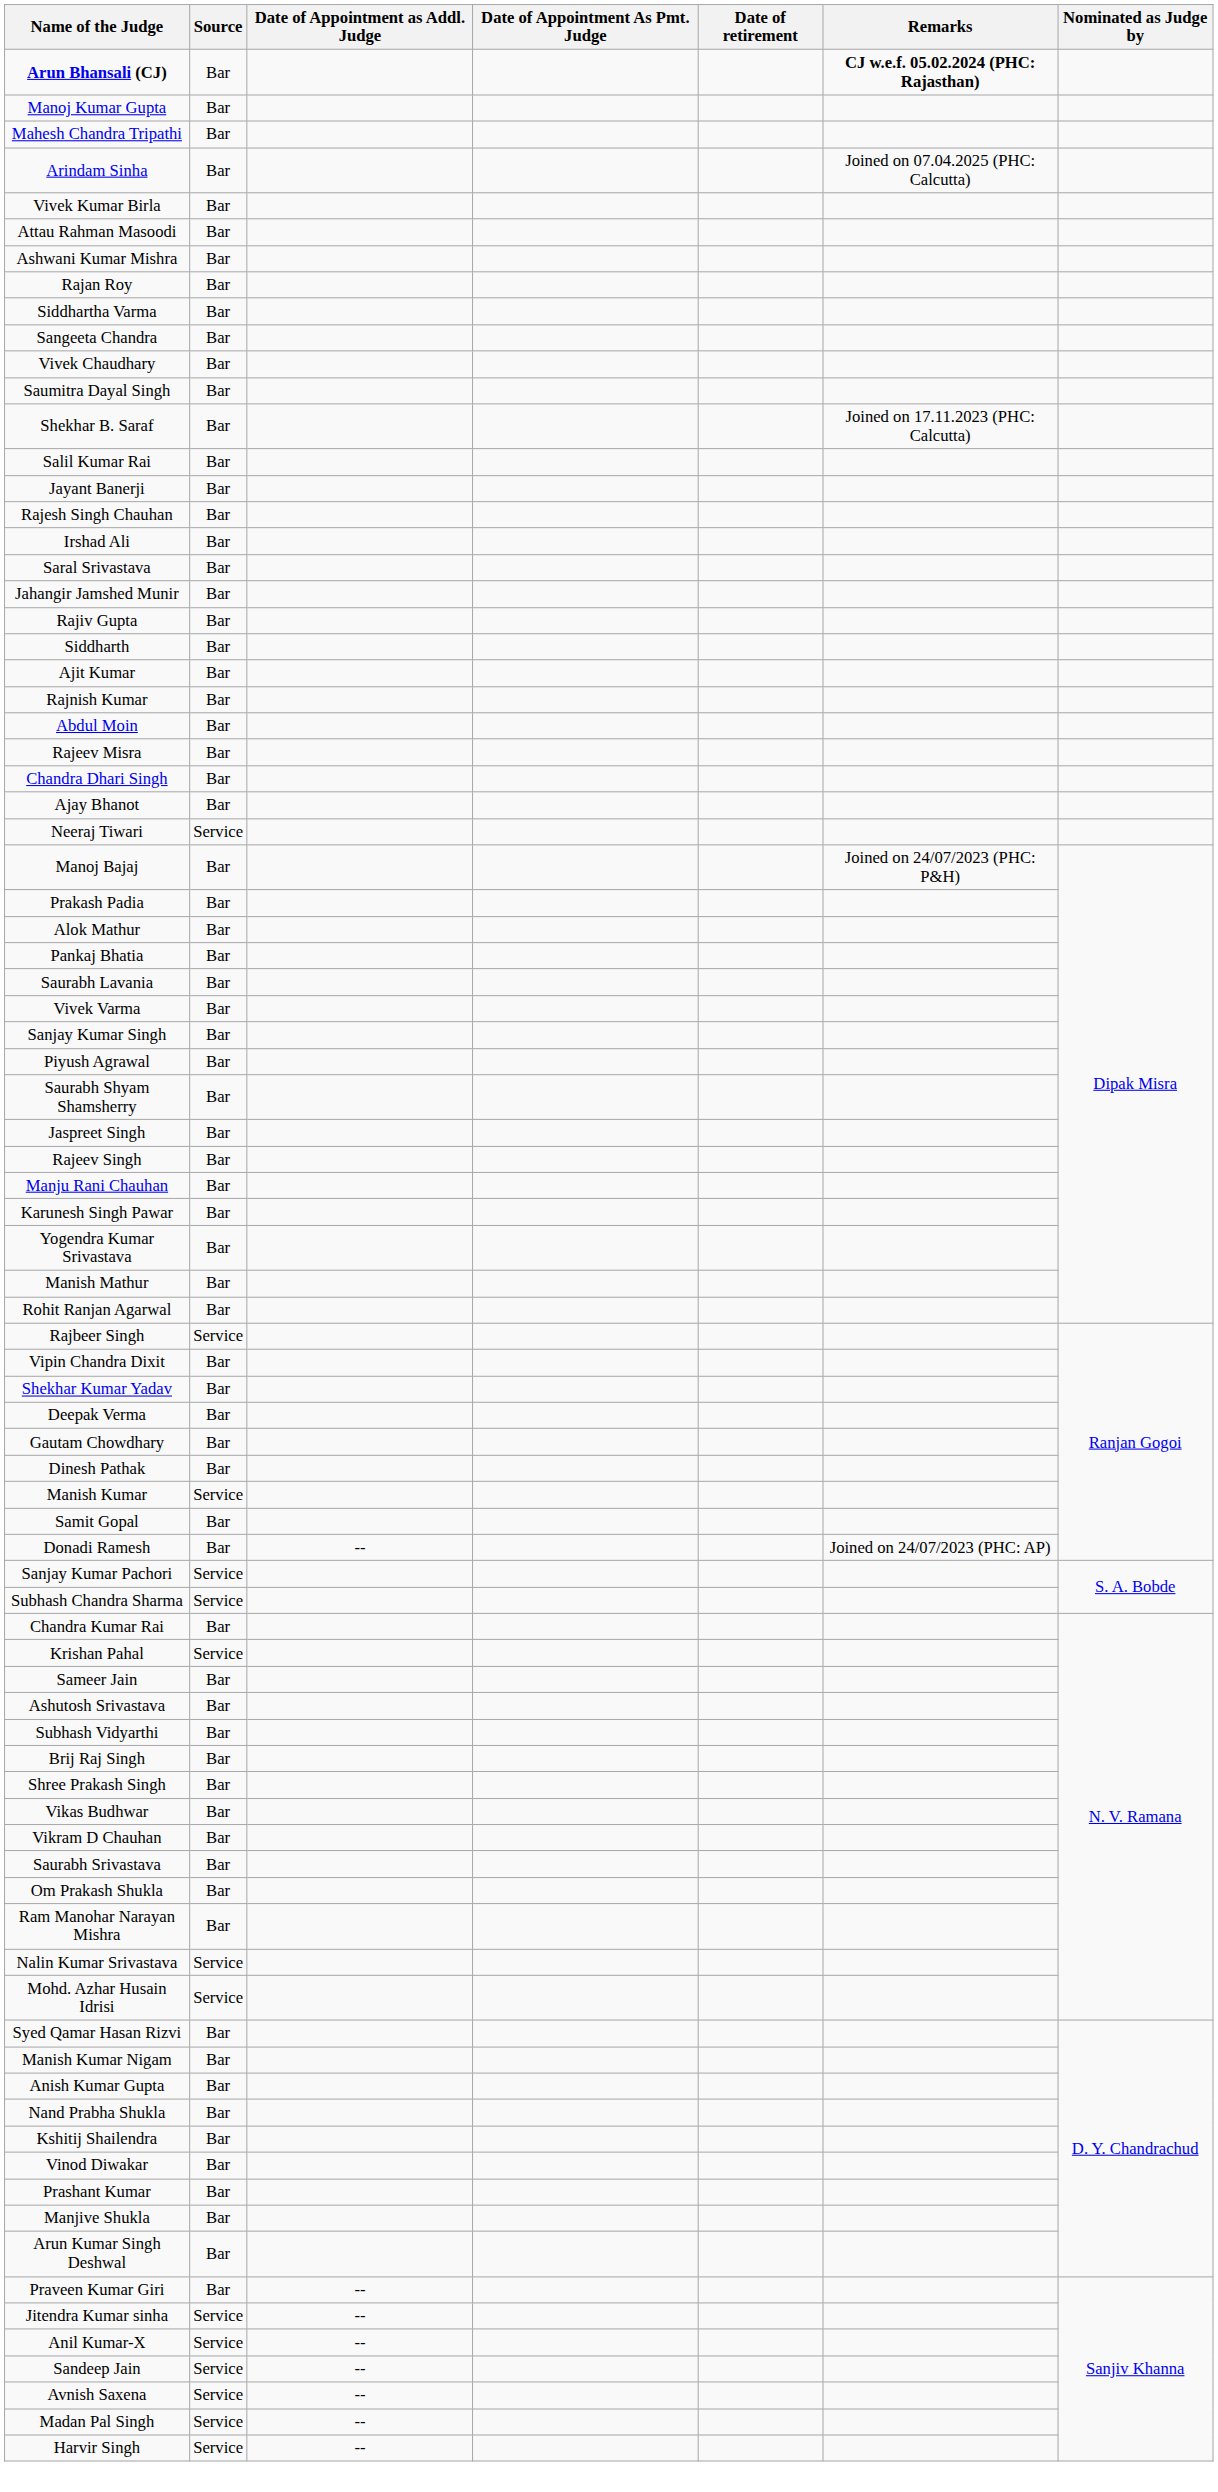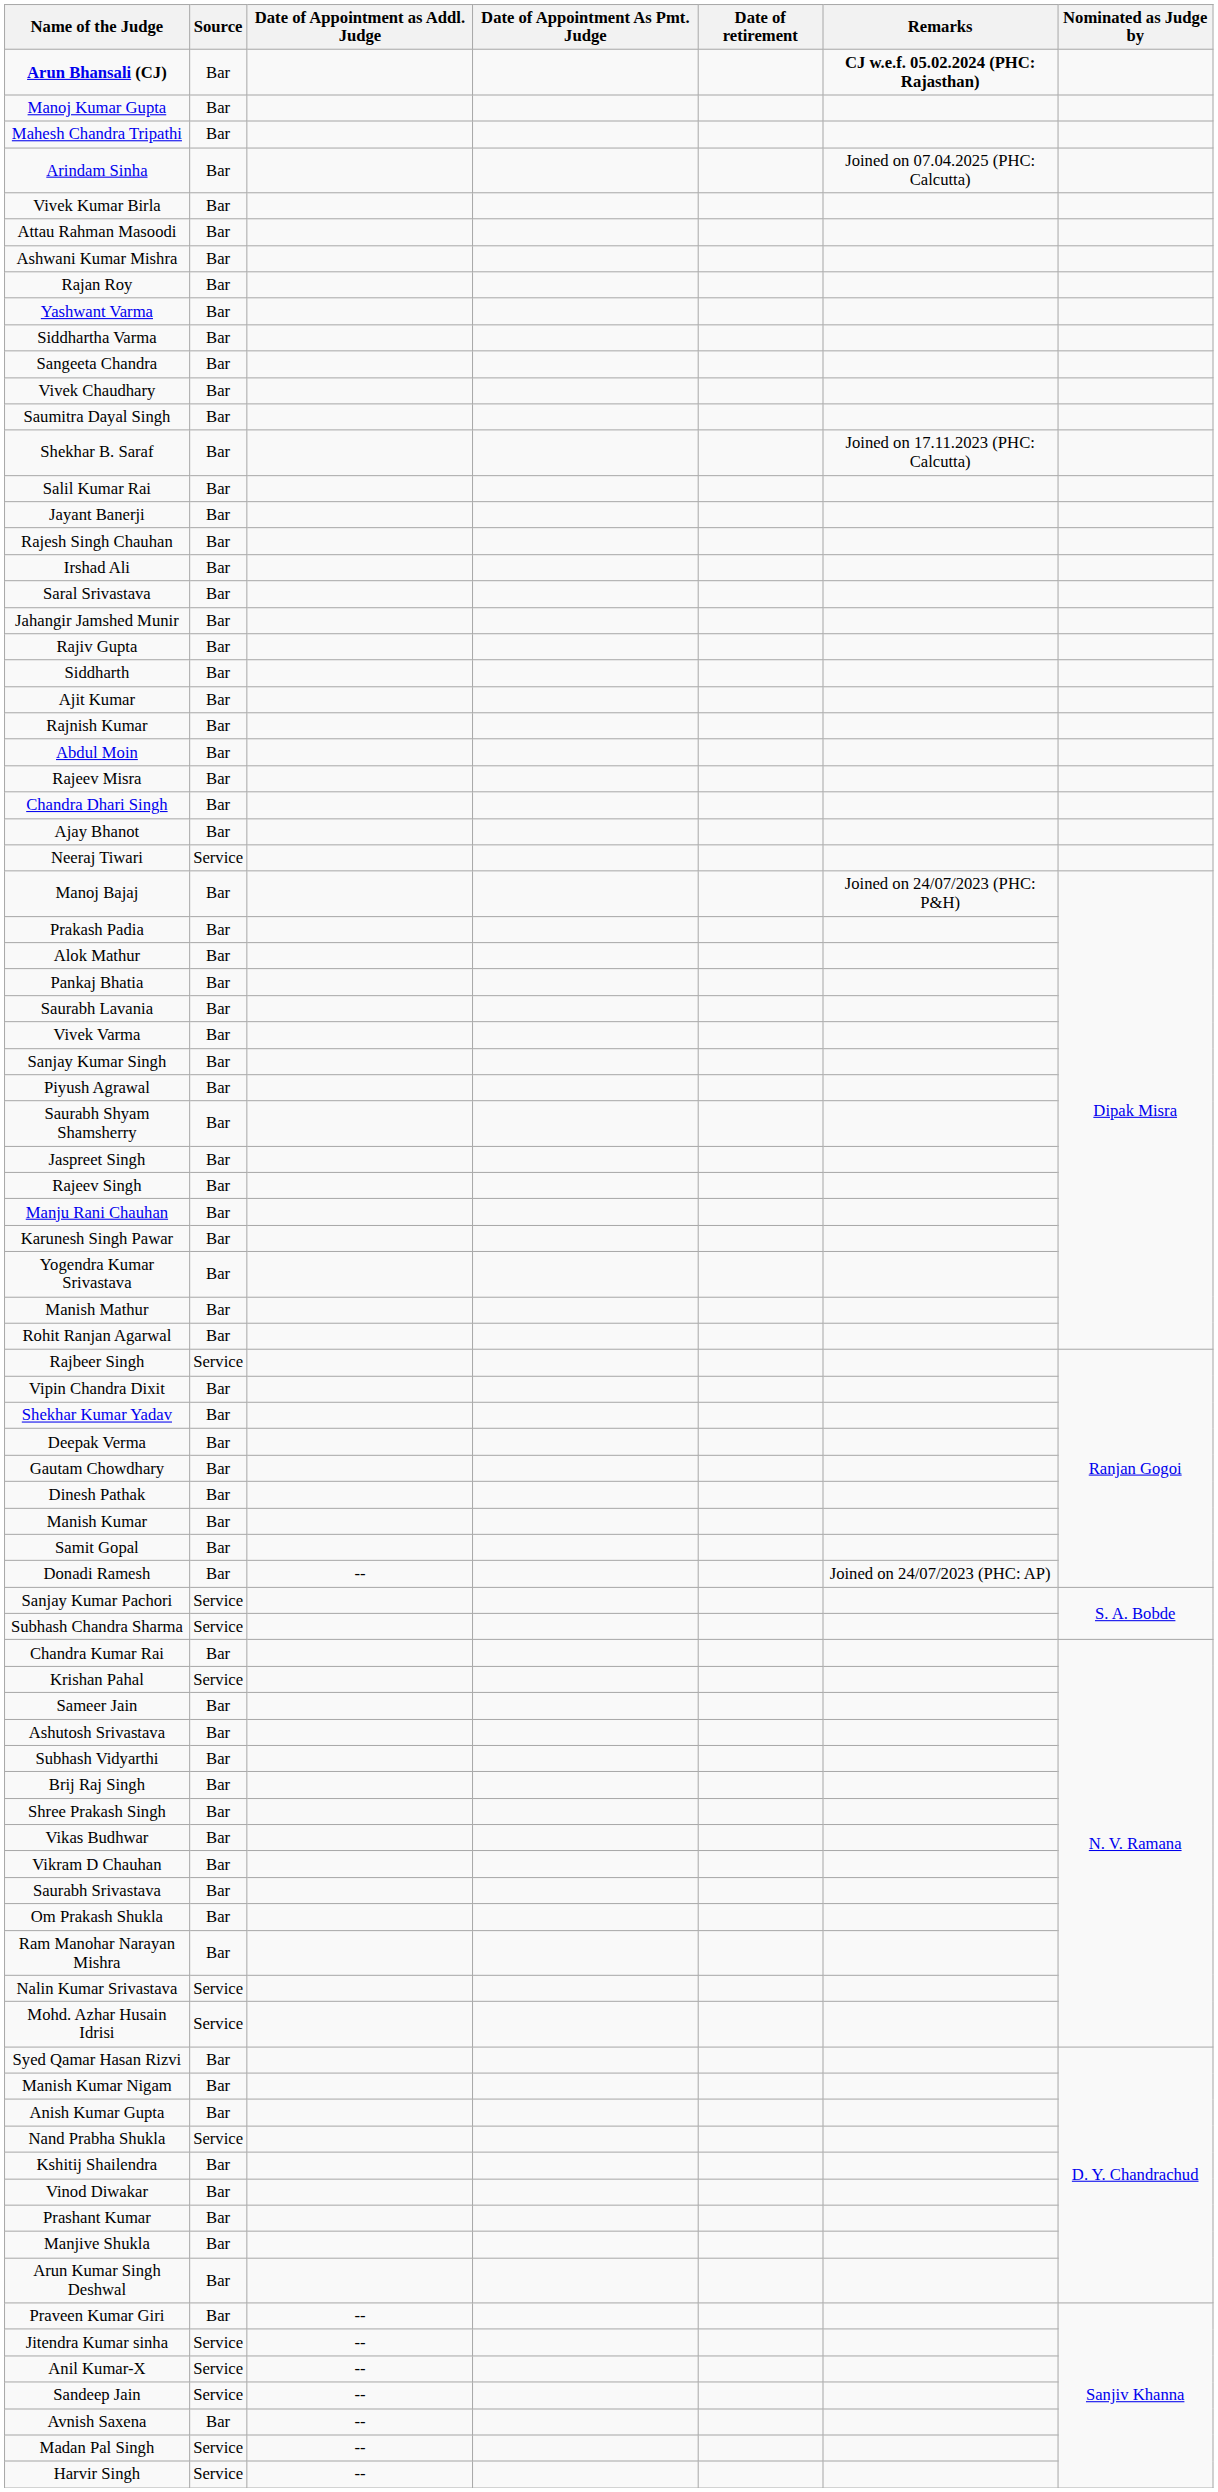+ row: (97, 311)
(218, 1494) Service -> (218, 1521) Bar
(218, 2112) Bar -> (218, 2139) Service
(218, 2395) Service -> (218, 2421) Bar
